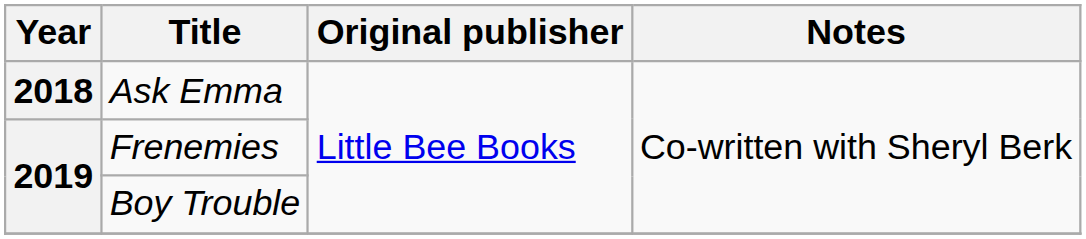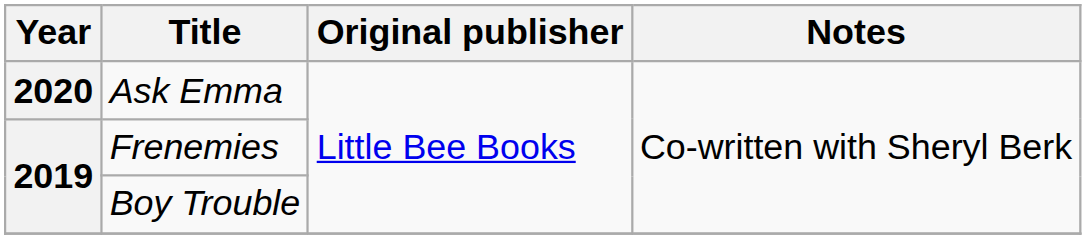(53, 89) 2018 -> (53, 89) 2020
